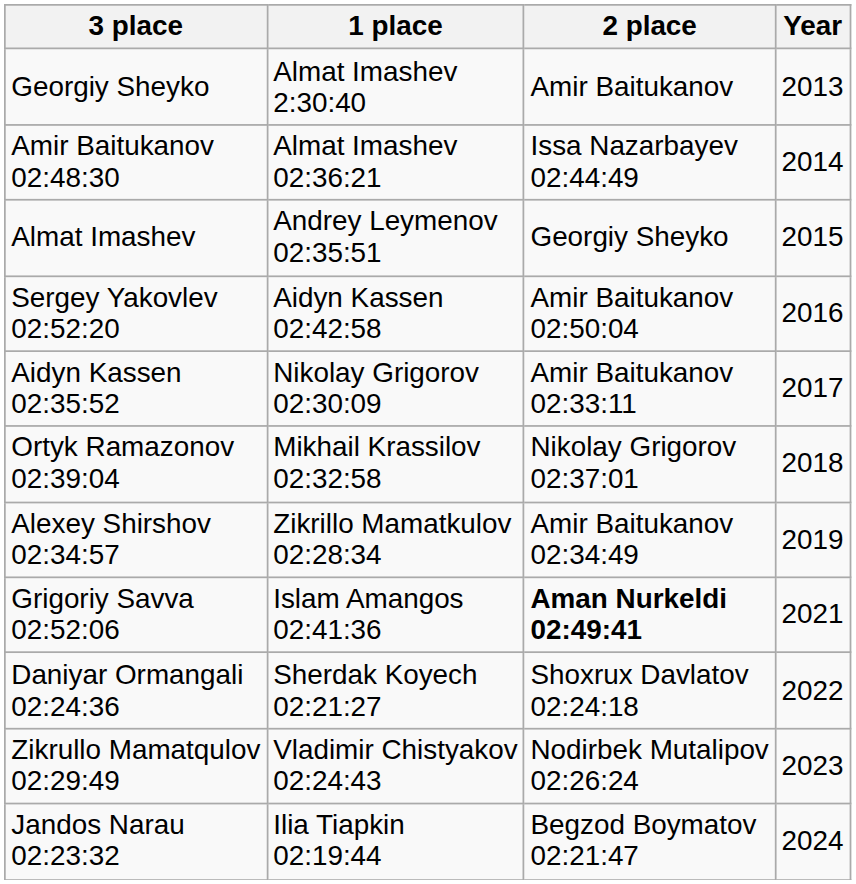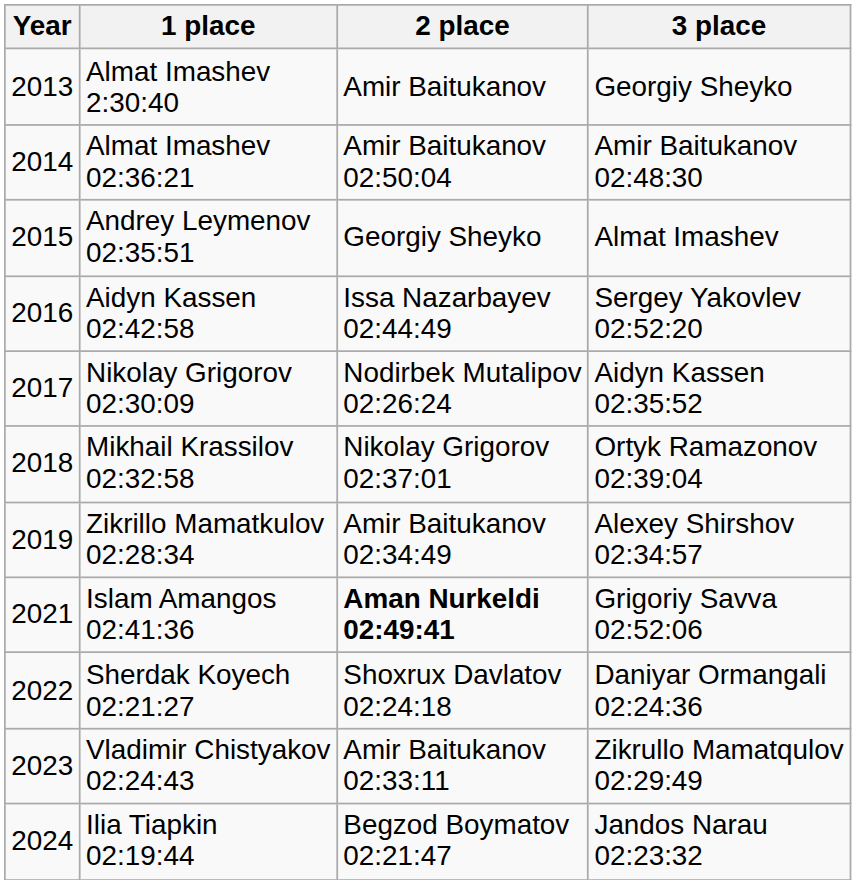columns swapped: (813, 26) <-> (136, 26)
(634, 161) Issa Nazarbayev 02:44:49 -> (445, 161) Amir Baitukanov 02:50:04
(632, 312) Amir Baitukanov 02:50:04 -> (447, 312) Issa Nazarbayev 02:44:49
(632, 388) Amir Baitukanov 02:33:11 -> (462, 388) Nodirbek Mutalipov 02:26:24
(650, 765) Nodirbek Mutalipov 02:26:24 -> (445, 765) Amir Baitukanov 02:33:11
